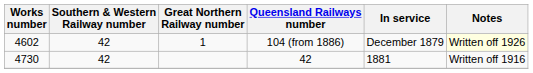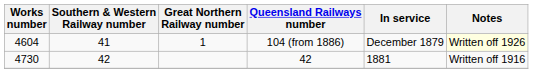(27, 42) 4602 -> (27, 42) 4604
(104, 42) 42 -> (104, 42) 41
